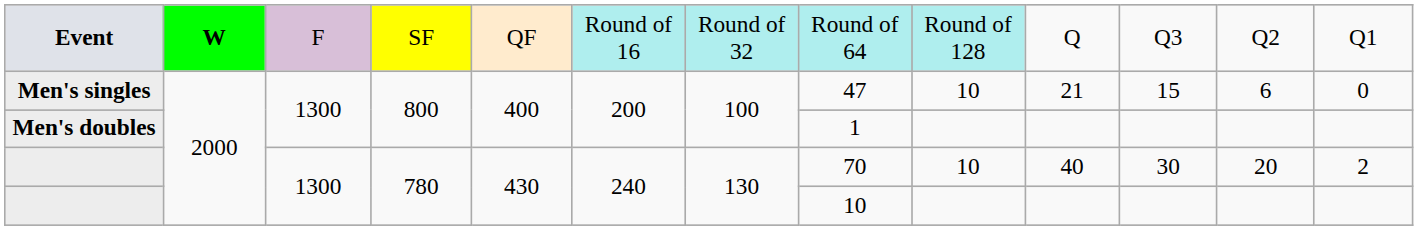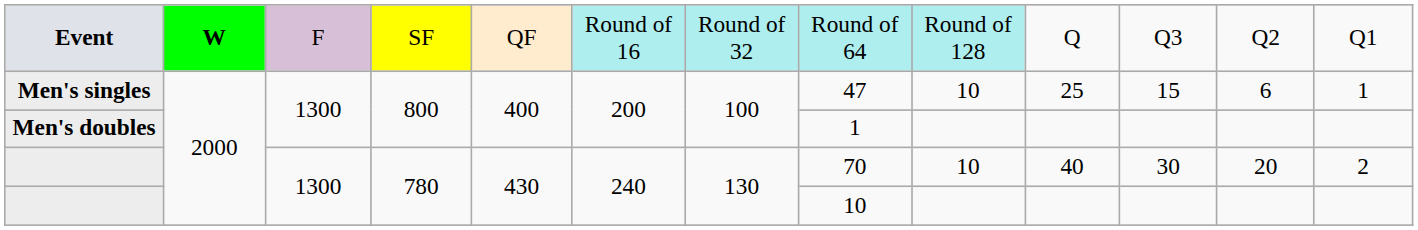(1072, 90) 21 -> (1072, 90) 25
(1363, 90) 0 -> (1363, 90) 1
